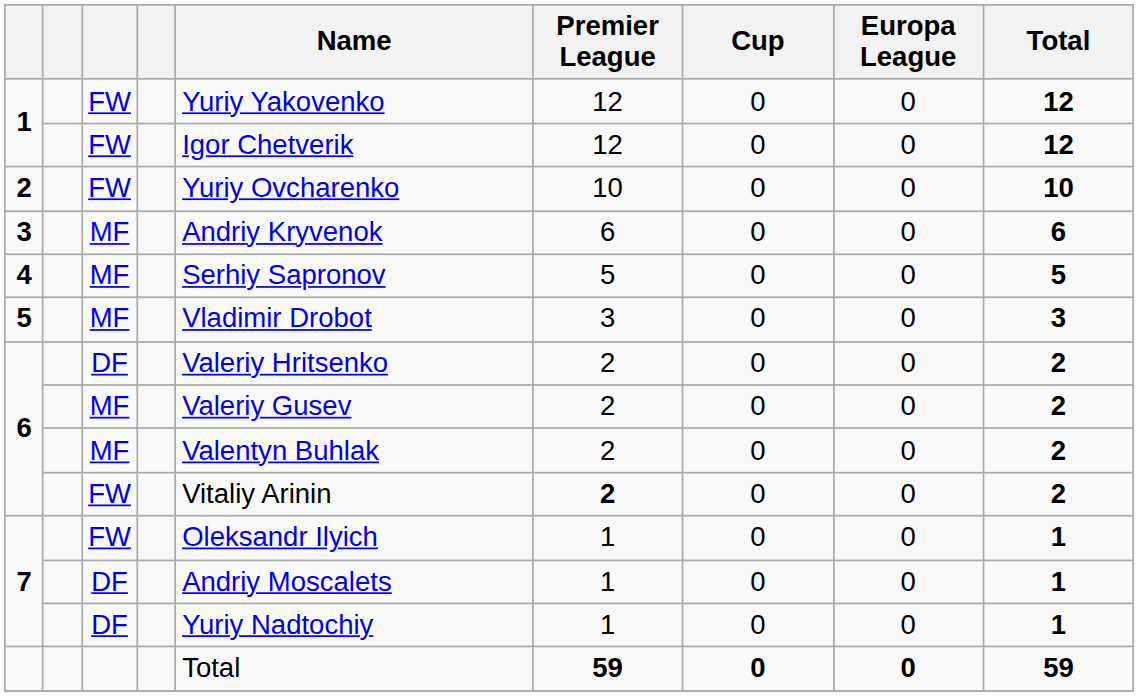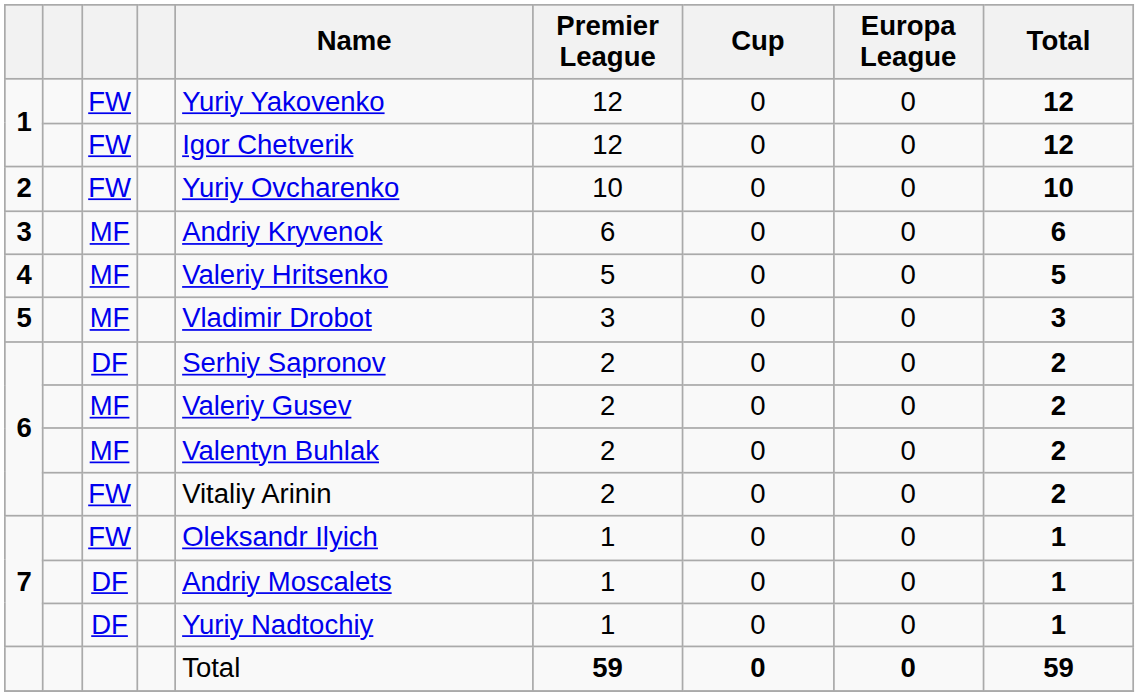(284, 275) Serhiy Sapronov -> (285, 275) Valeriy Hritsenko
(285, 362) Valeriy Hritsenko -> (284, 362) Serhiy Sapronov
(608, 493) bold -> (608, 493) normal
